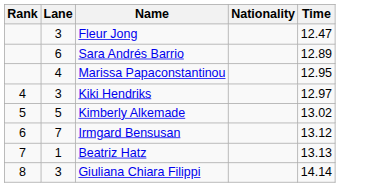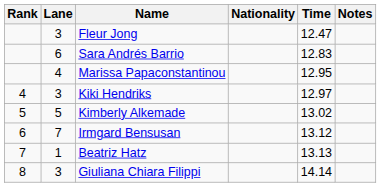+ column: (355, 14)
(316, 53) 12.89 -> (316, 53) 12.83
